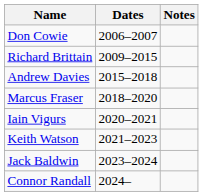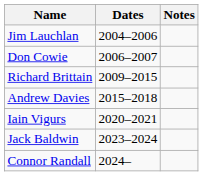+ row: (43, 35)
- row: (45, 98)
- row: (43, 139)
